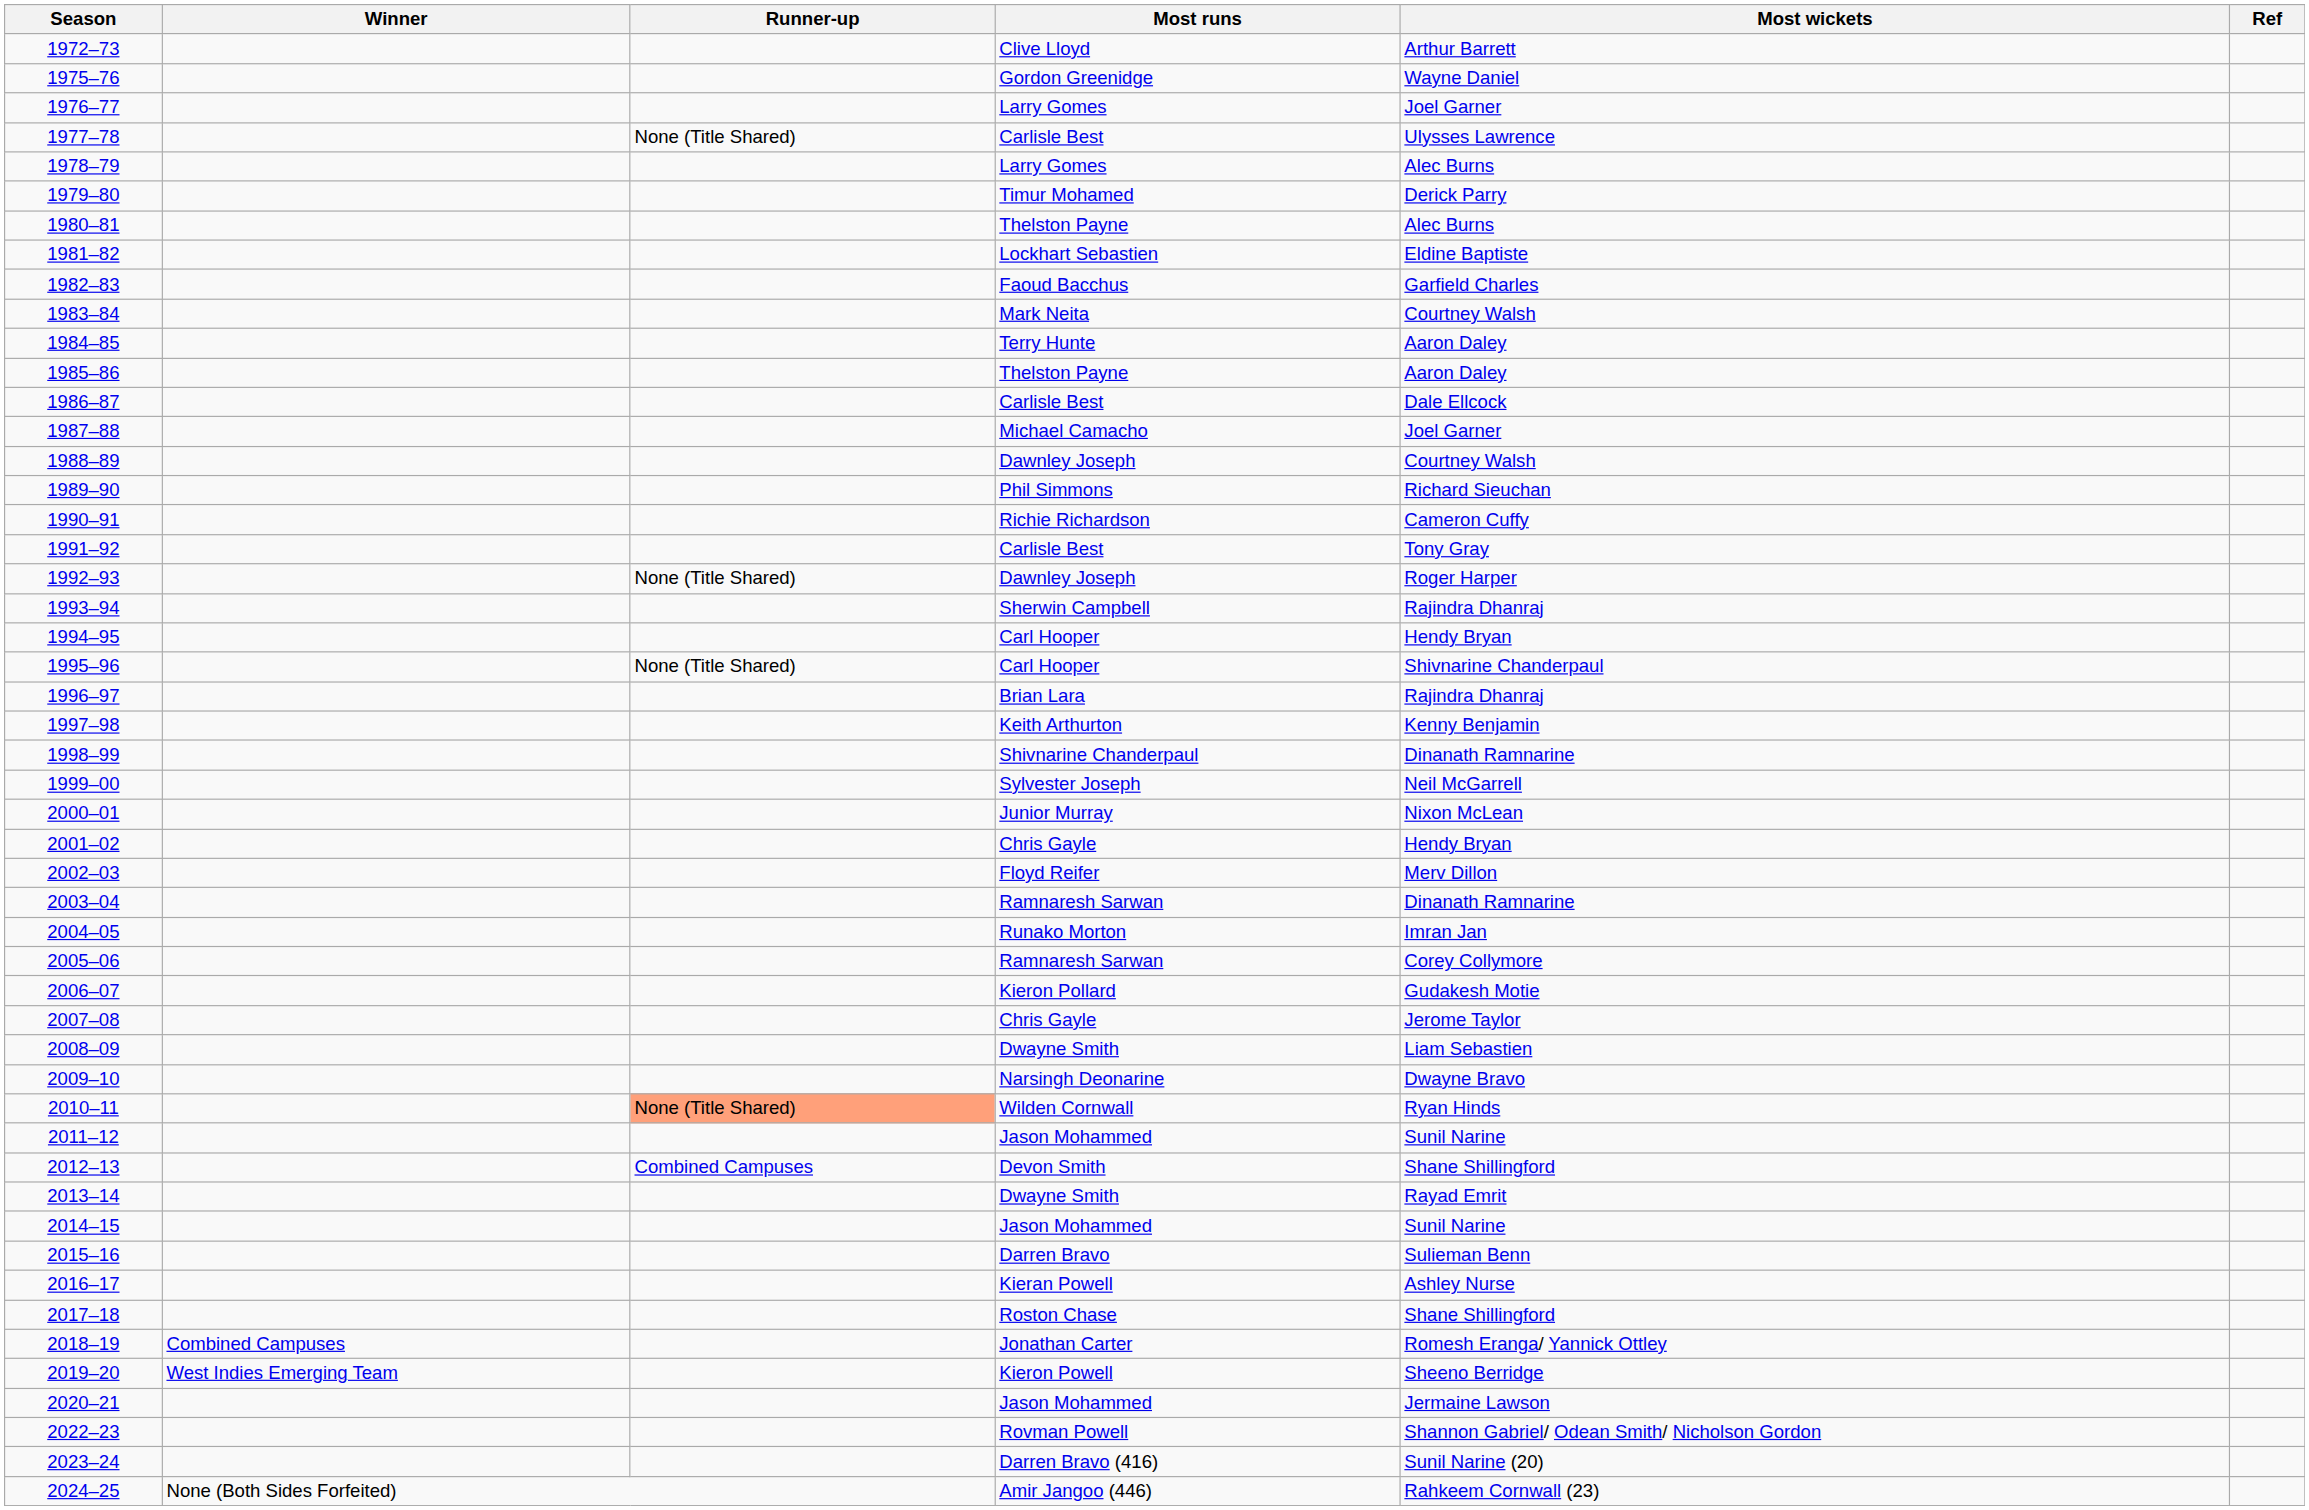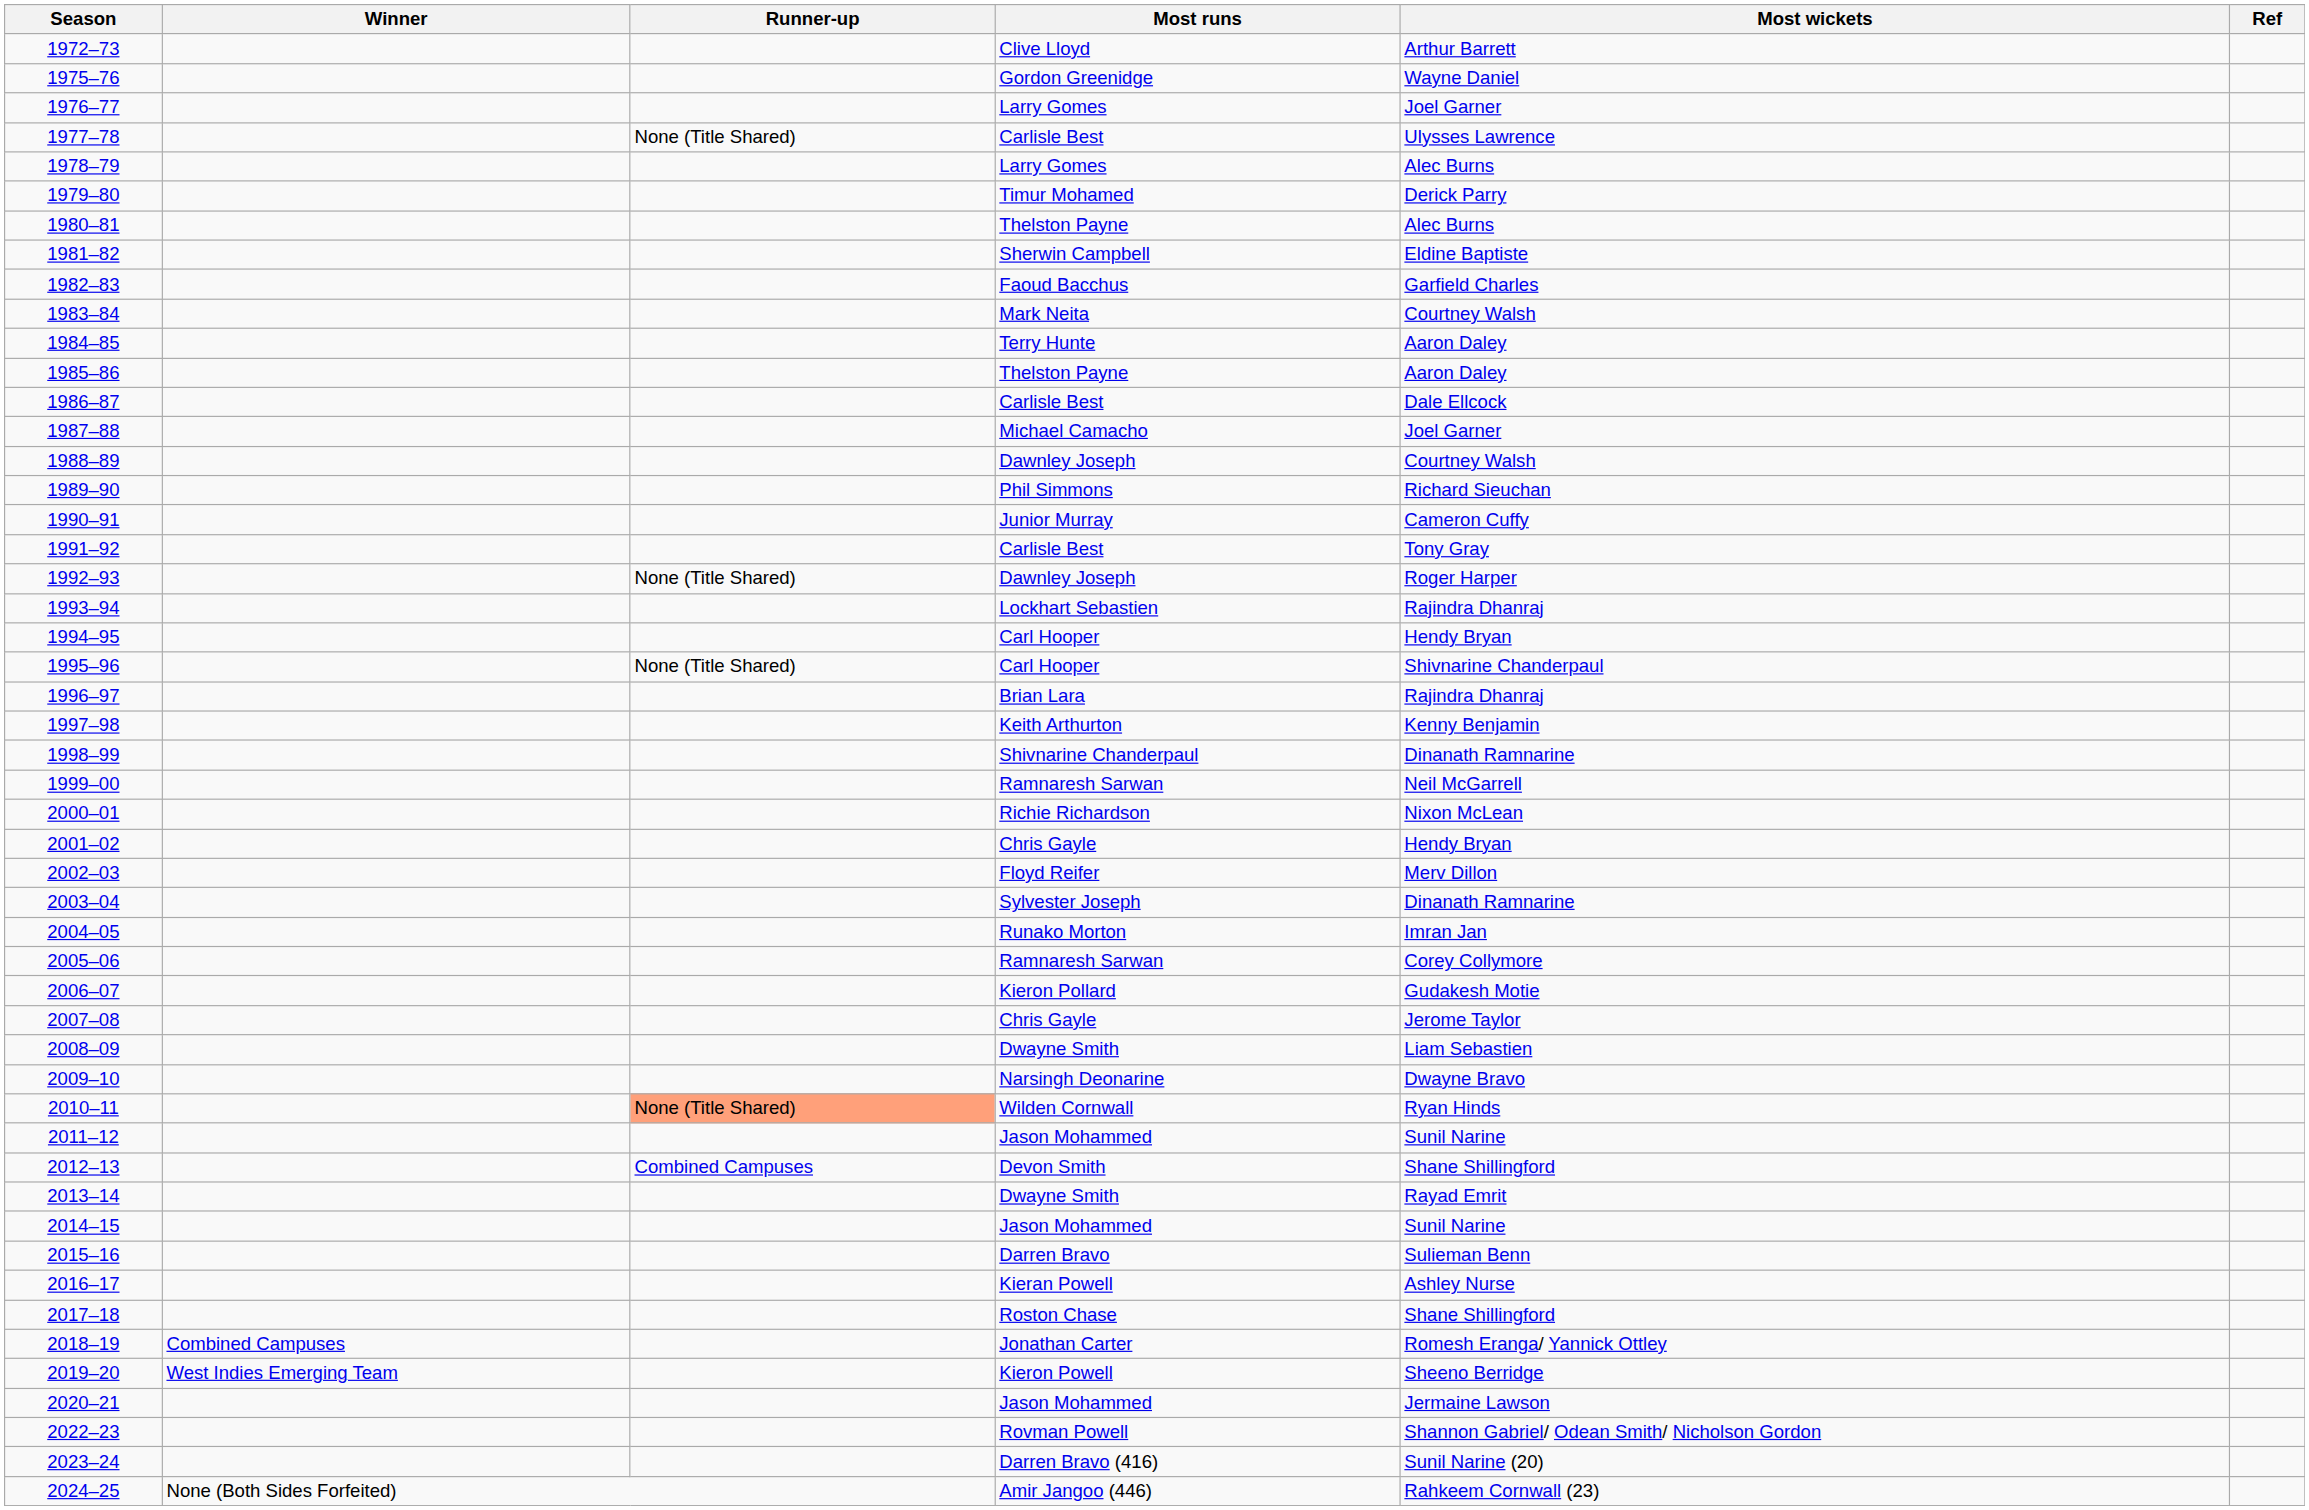(1079, 254) Lockhart Sebastien -> (1075, 254) Sherwin Campbell
(1075, 519) Richie Richardson -> (1056, 519) Junior Murray
(1075, 607) Sherwin Campbell -> (1079, 607) Lockhart Sebastien
(1070, 784) Sylvester Joseph -> (1081, 784) Ramnaresh Sarwan
(1056, 813) Junior Murray -> (1075, 813) Richie Richardson
(1081, 902) Ramnaresh Sarwan -> (1070, 902) Sylvester Joseph
